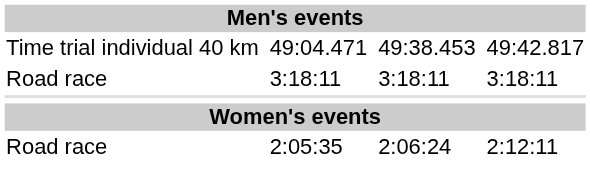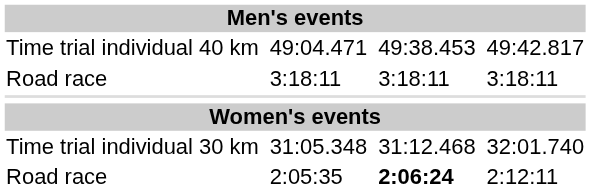+ row: (132, 147)
(415, 147) normal -> (416, 177) bold
